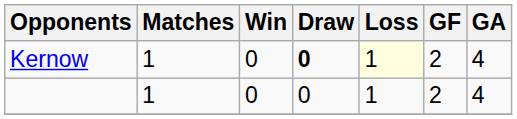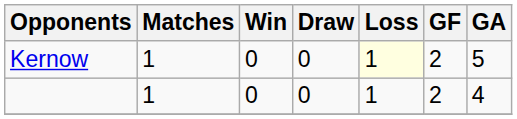(304, 59) bold -> (304, 59) normal
(478, 59) 4 -> (478, 59) 5
